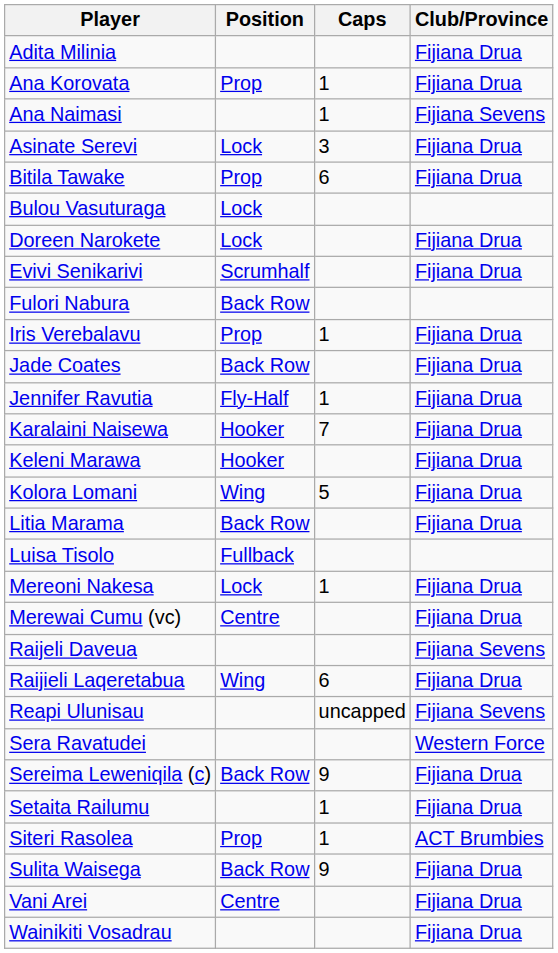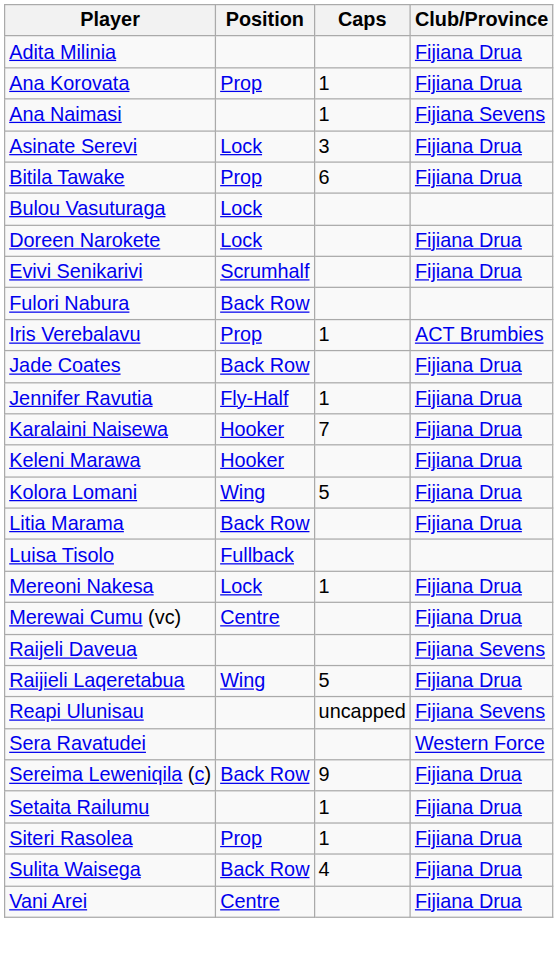(468, 334) Fijiana Drua -> (479, 334) ACT Brumbies
(324, 680) 6 -> (324, 680) 5
(479, 838) ACT Brumbies -> (468, 838) Fijiana Drua
(324, 869) 9 -> (324, 869) 4
- row: (90, 932)
